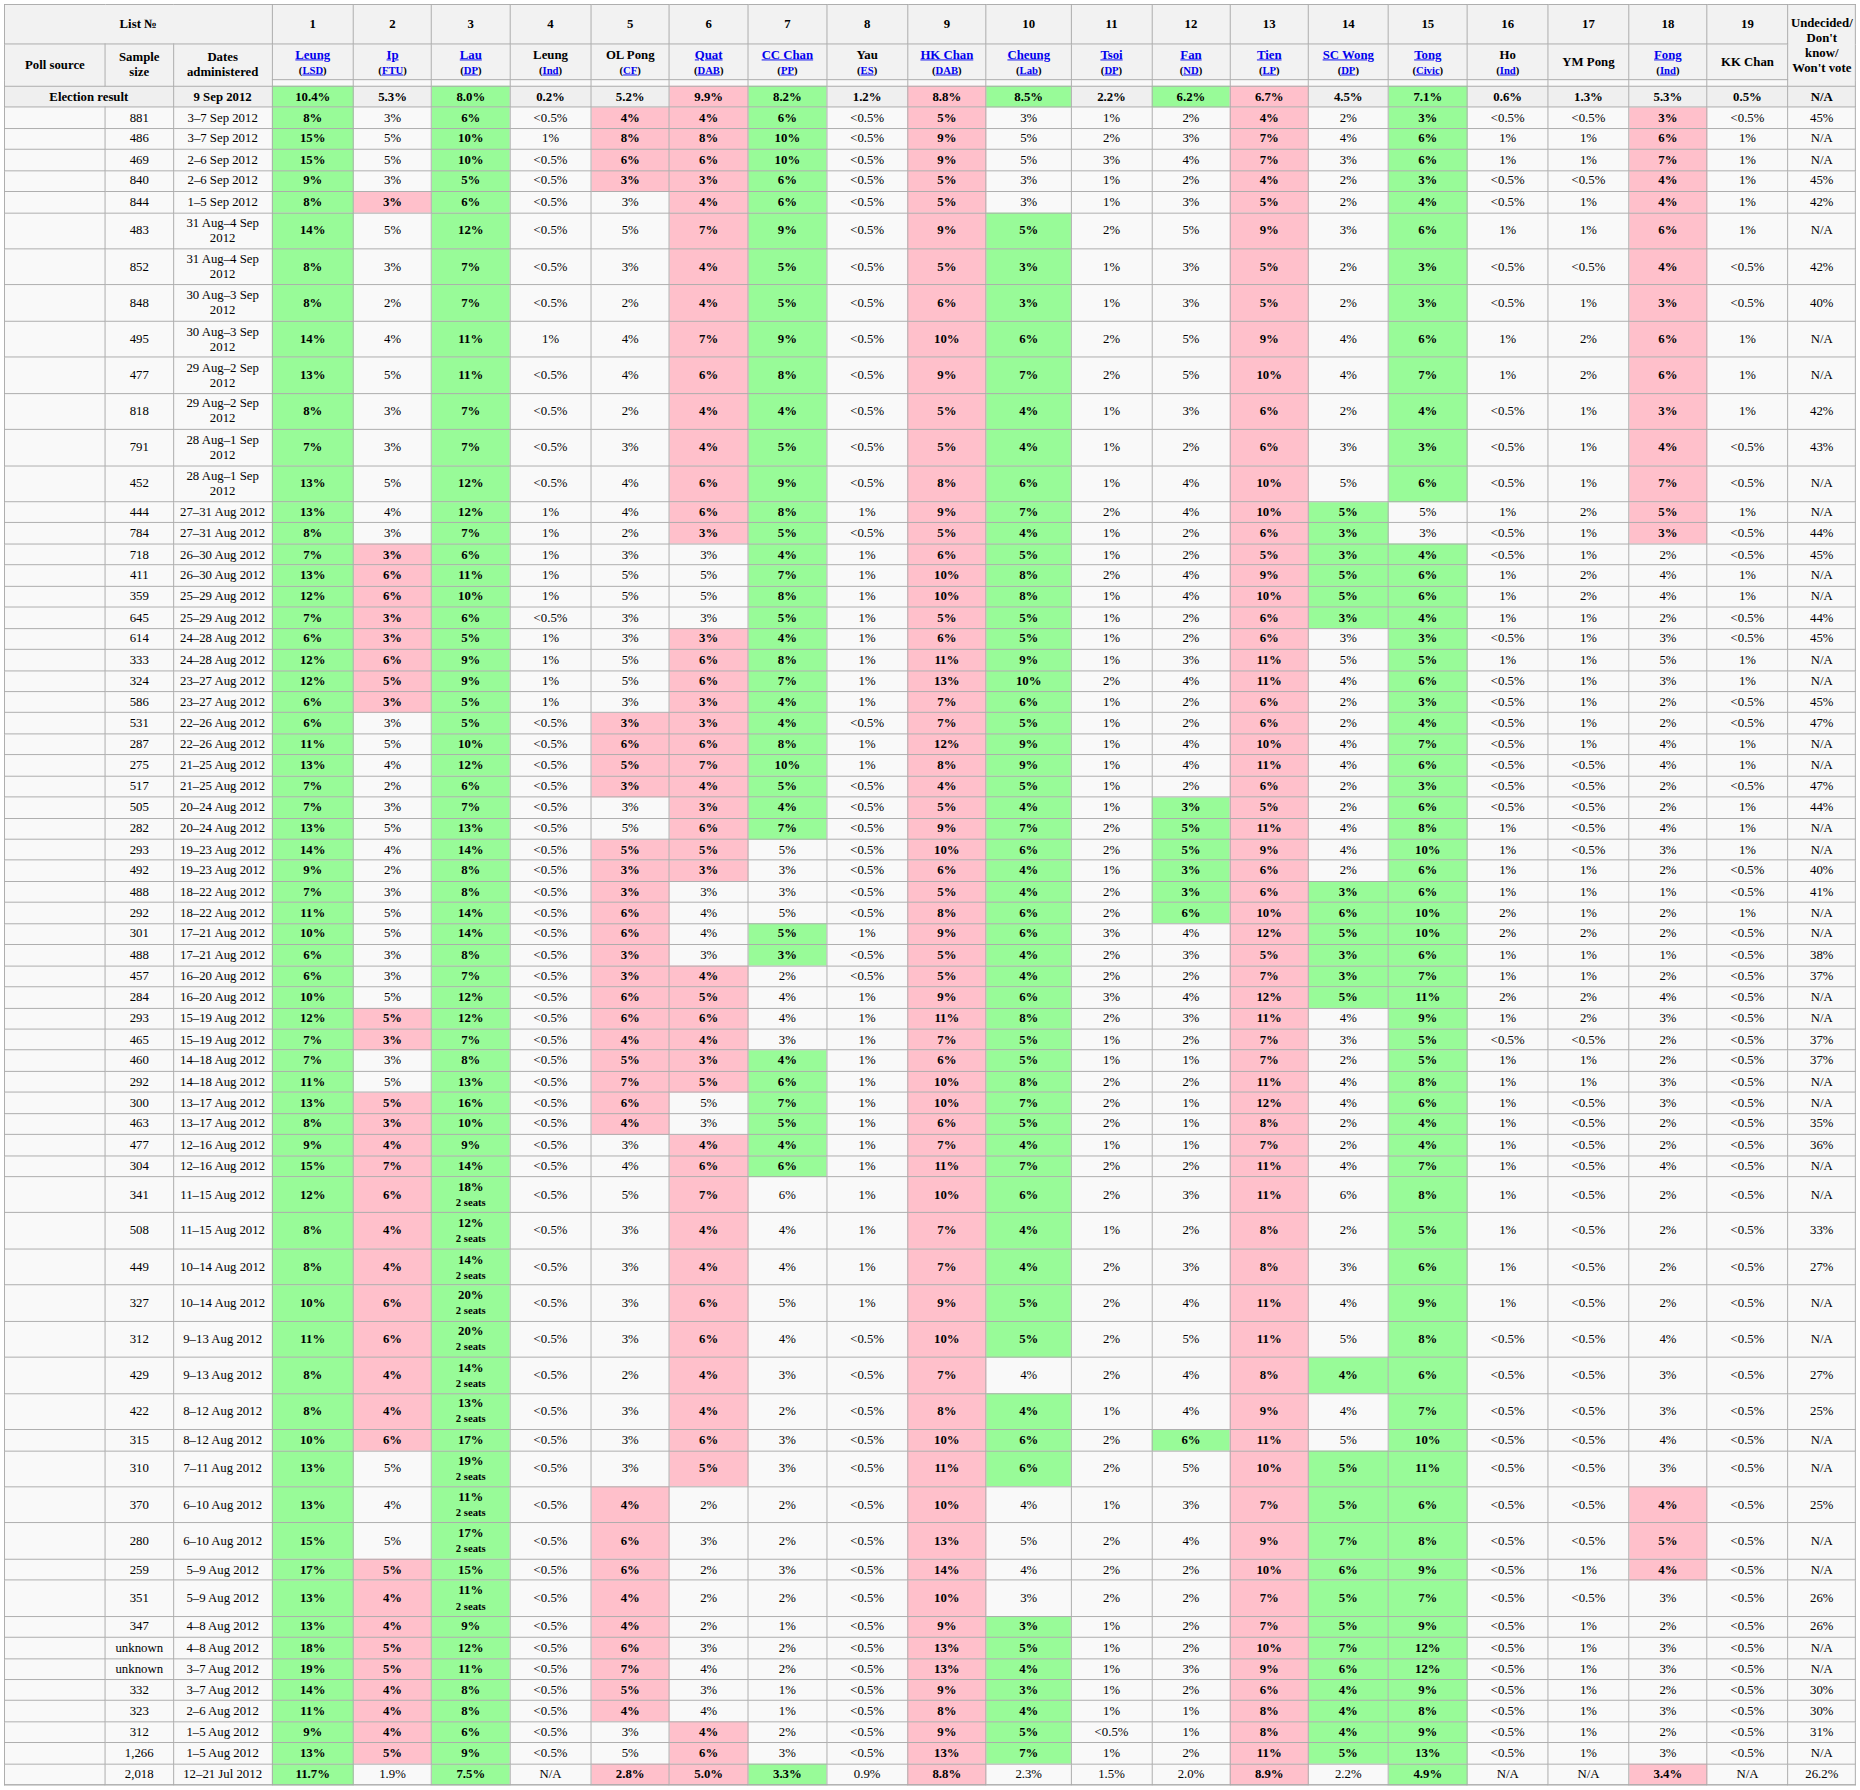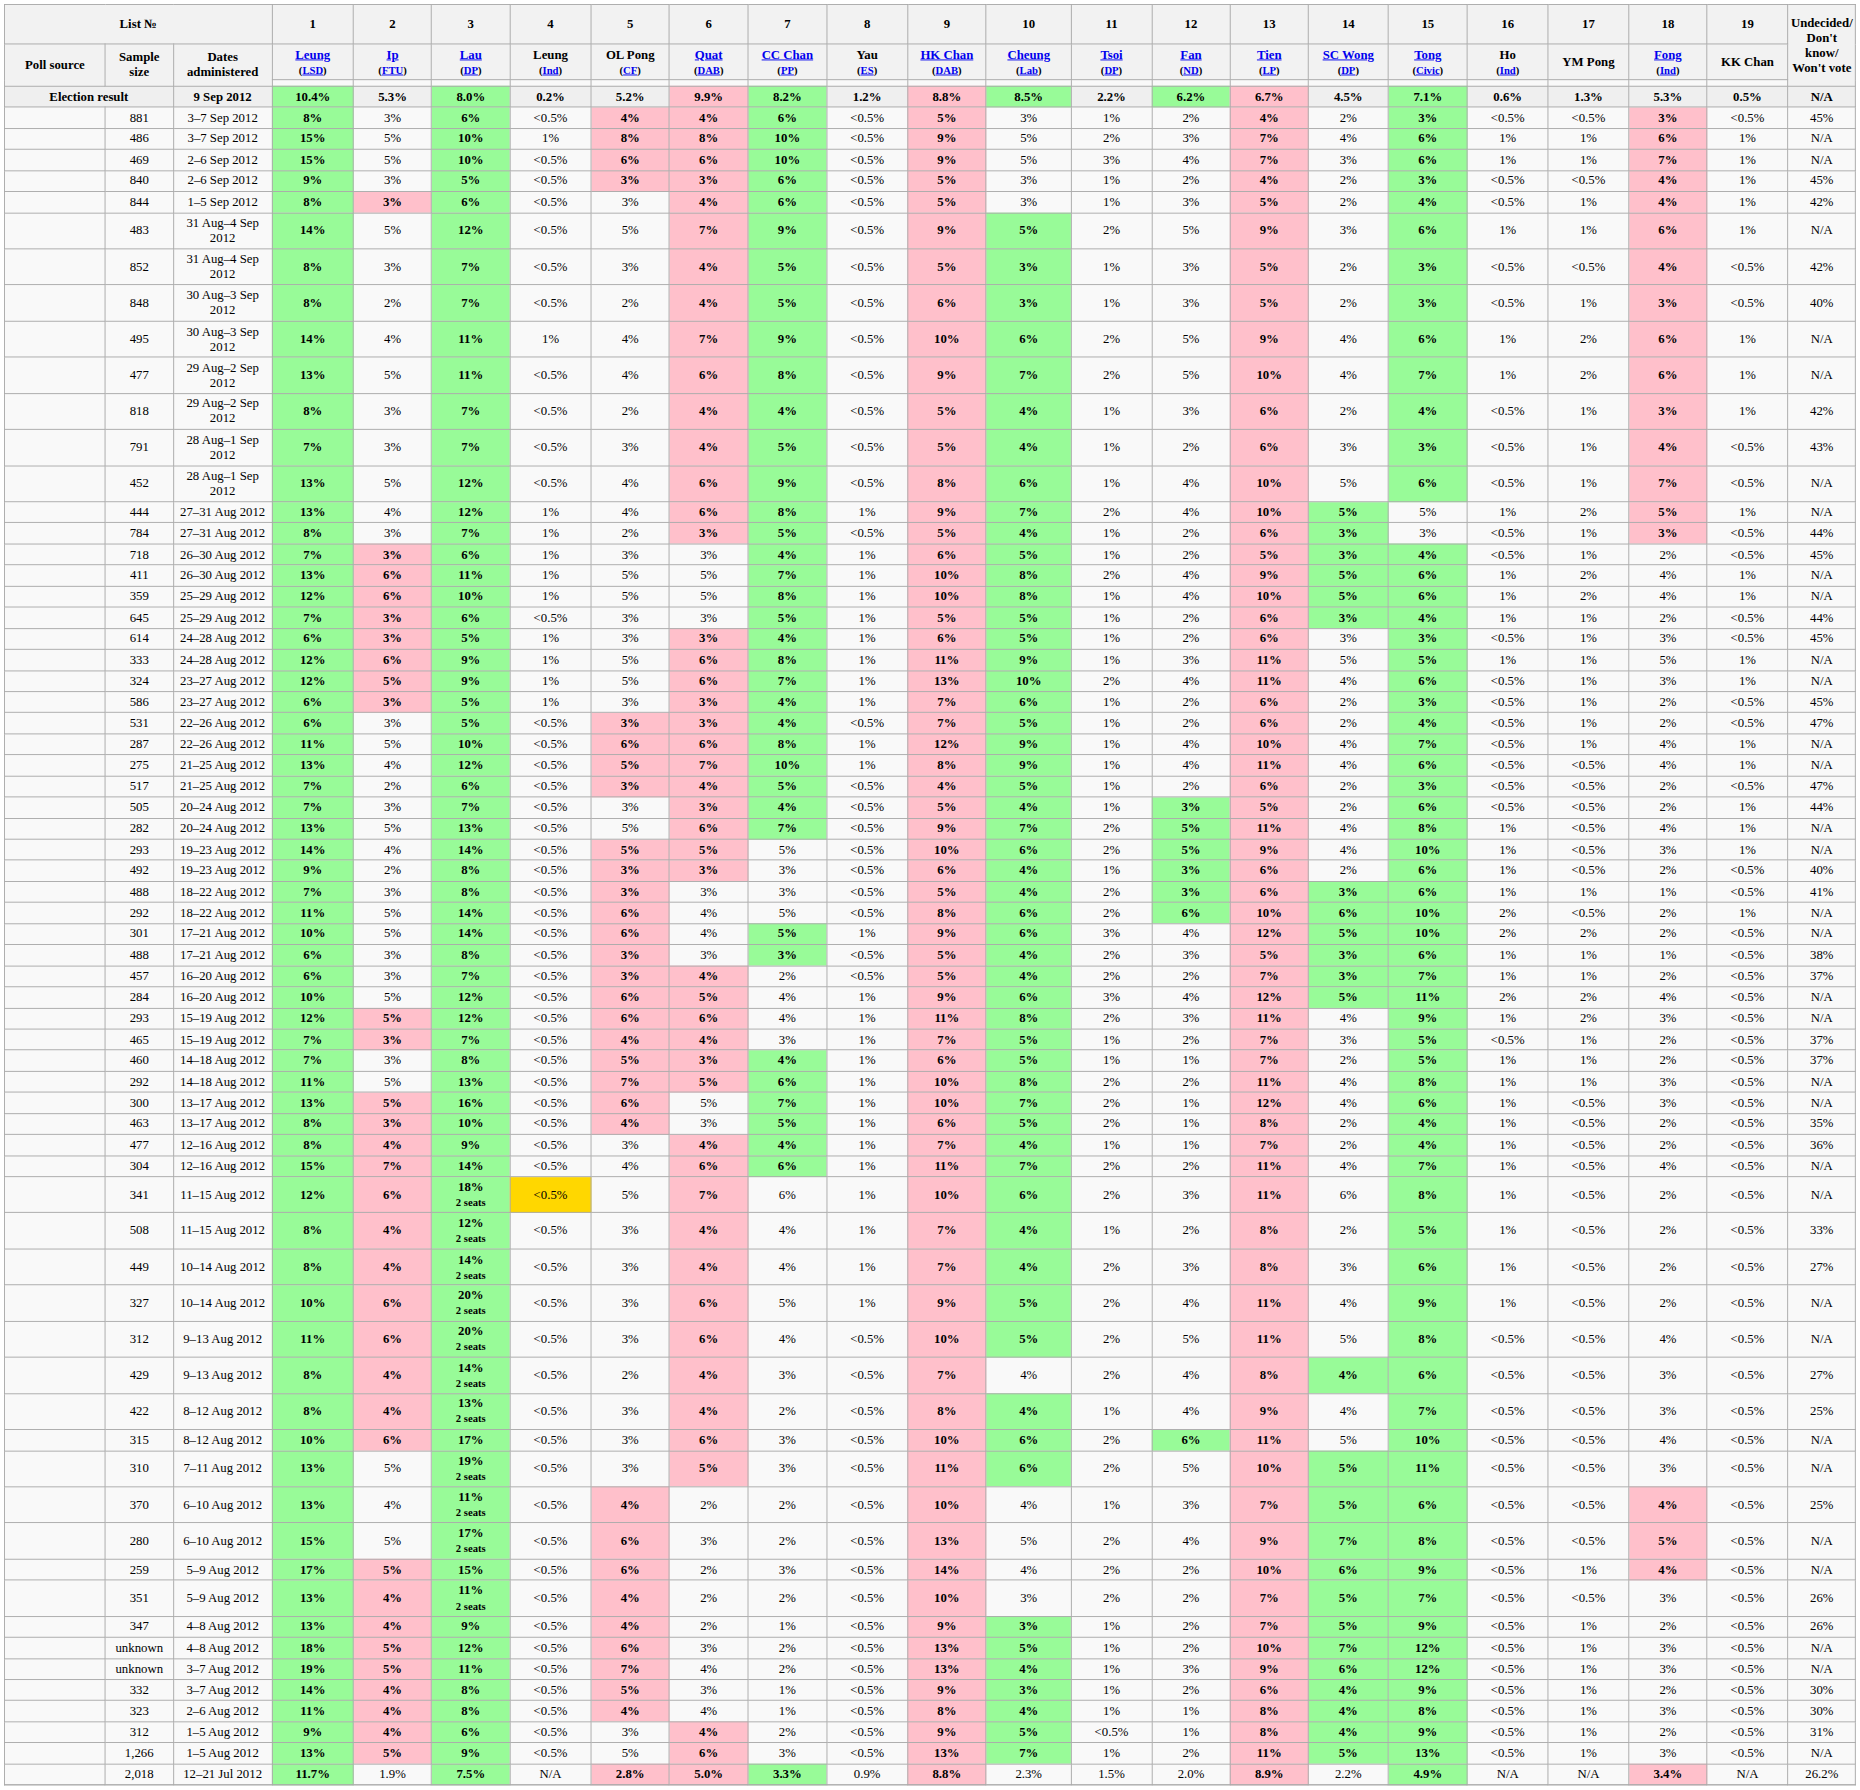(1588, 870) 1% -> (1588, 870) <0.5%
(1588, 912) 1% -> (1588, 912) <0.5%
(1588, 1039) <0.5% -> (1588, 1039) 1%
(313, 1144) 9% -> (313, 1144) 8%
(551, 1194) no background -> (551, 1194) gold background
